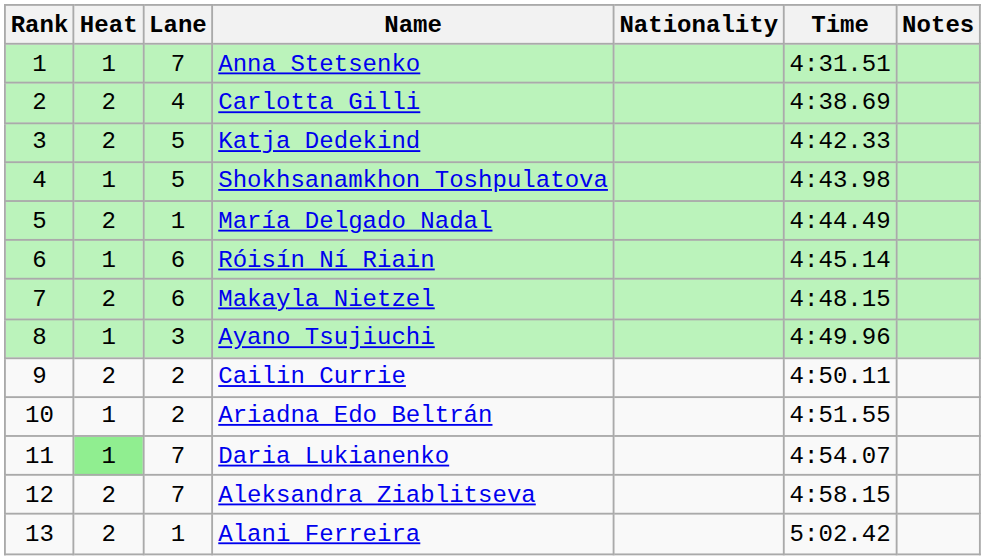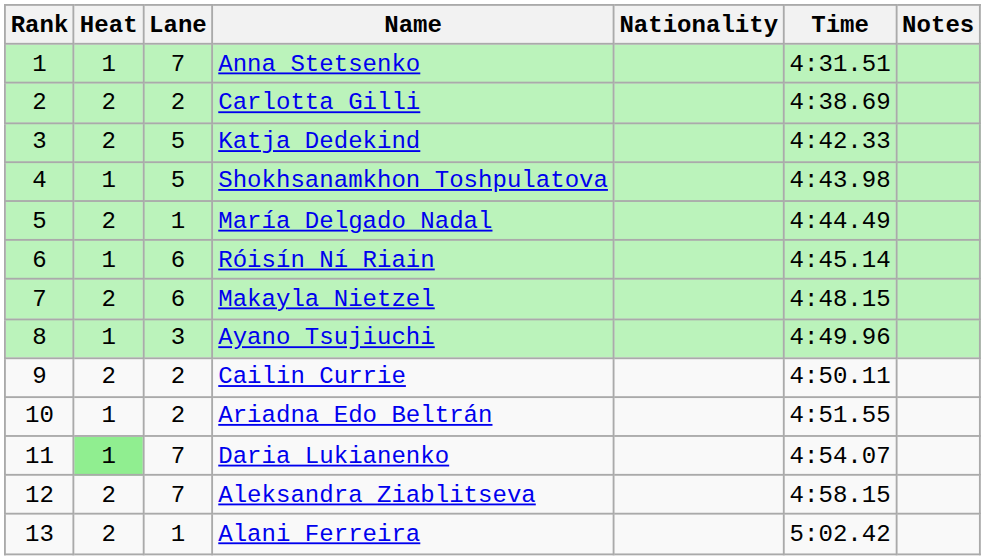(178, 103) 4 -> (178, 103) 2
